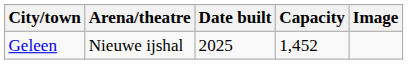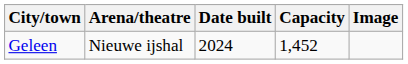(216, 45) 2025 -> (216, 45) 2024
